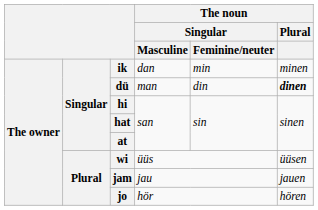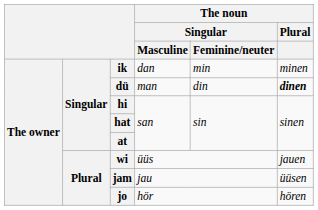(293, 159) üüsen -> (292, 159) jauen
(292, 178) jauen -> (293, 178) üüsen
